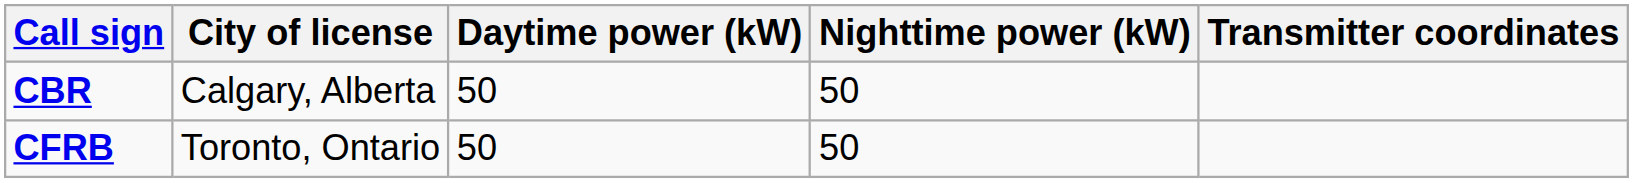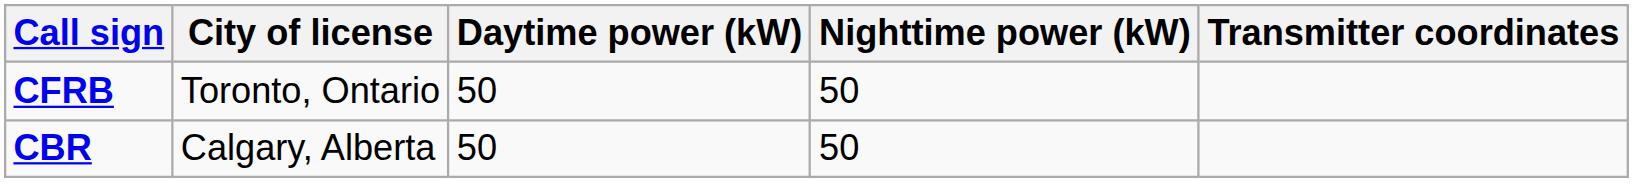rows swapped: (53, 90) <-> (64, 147)
